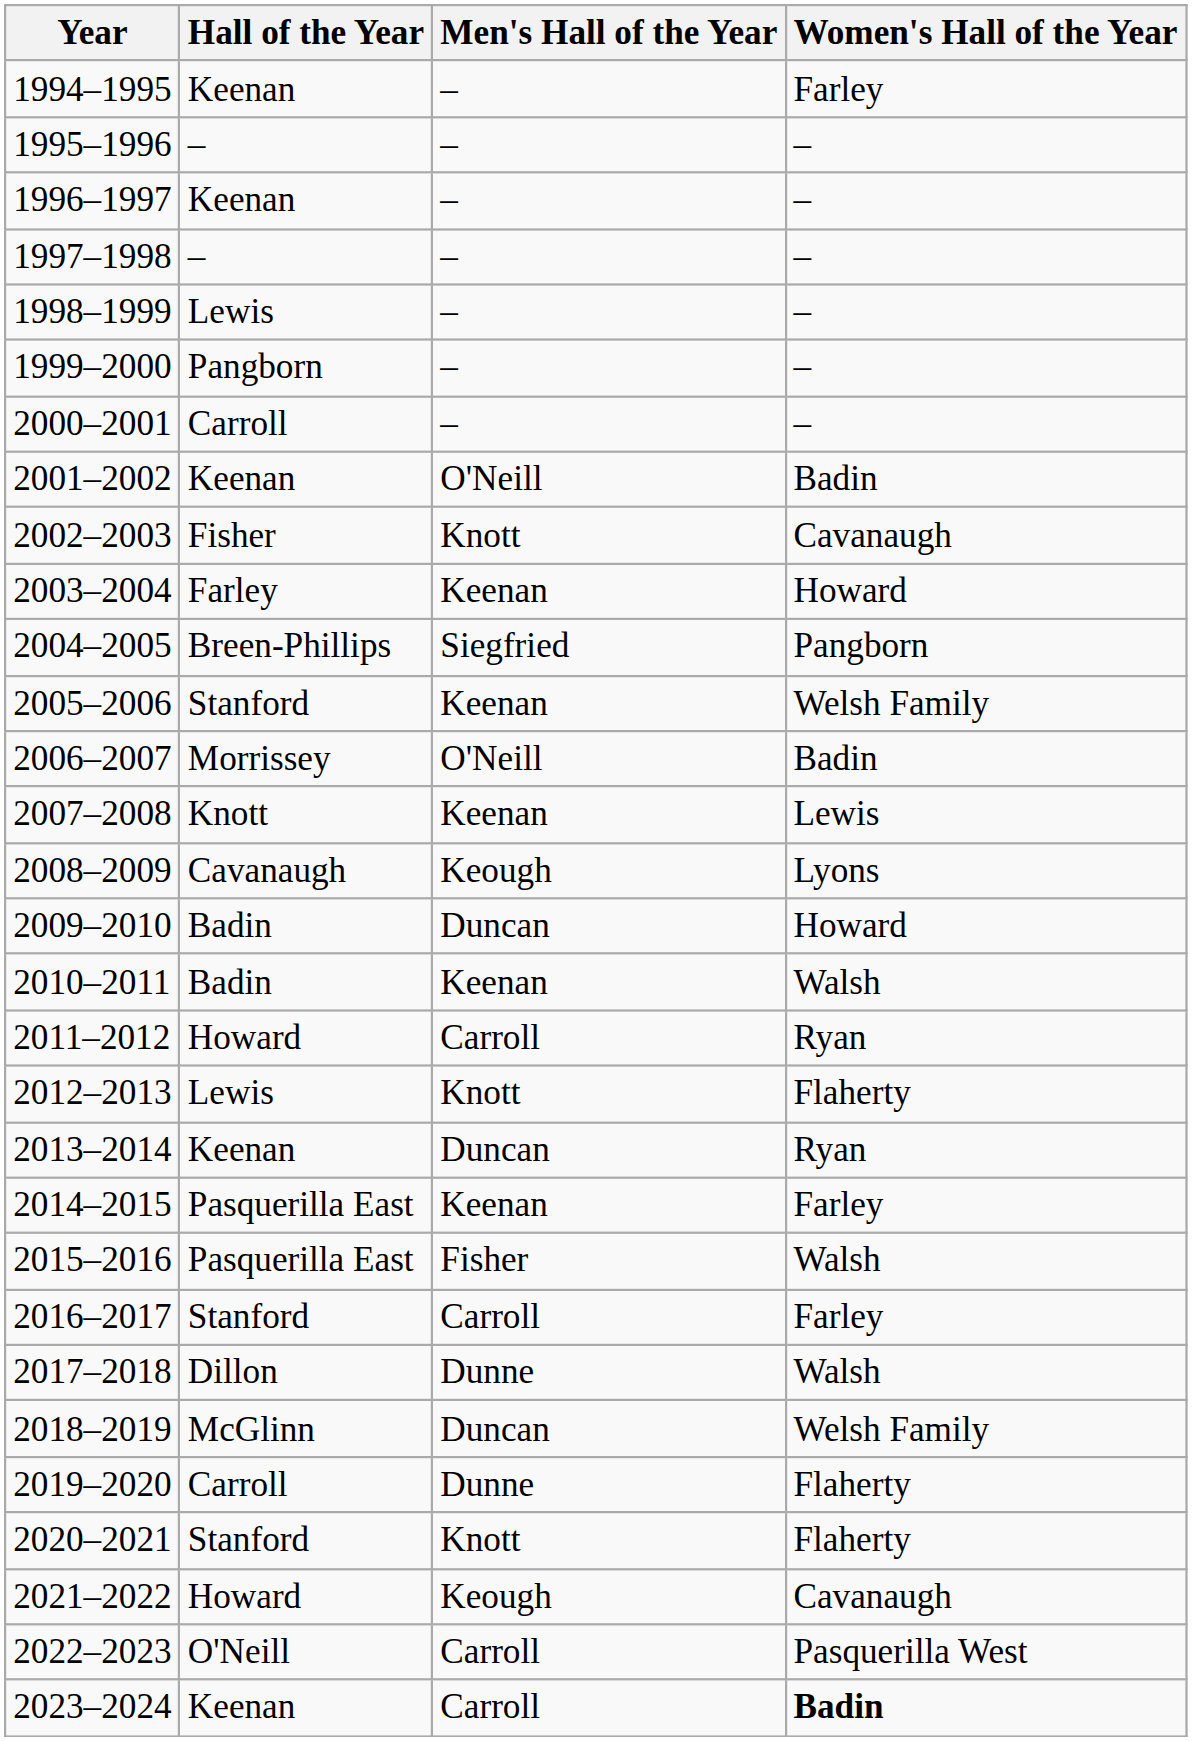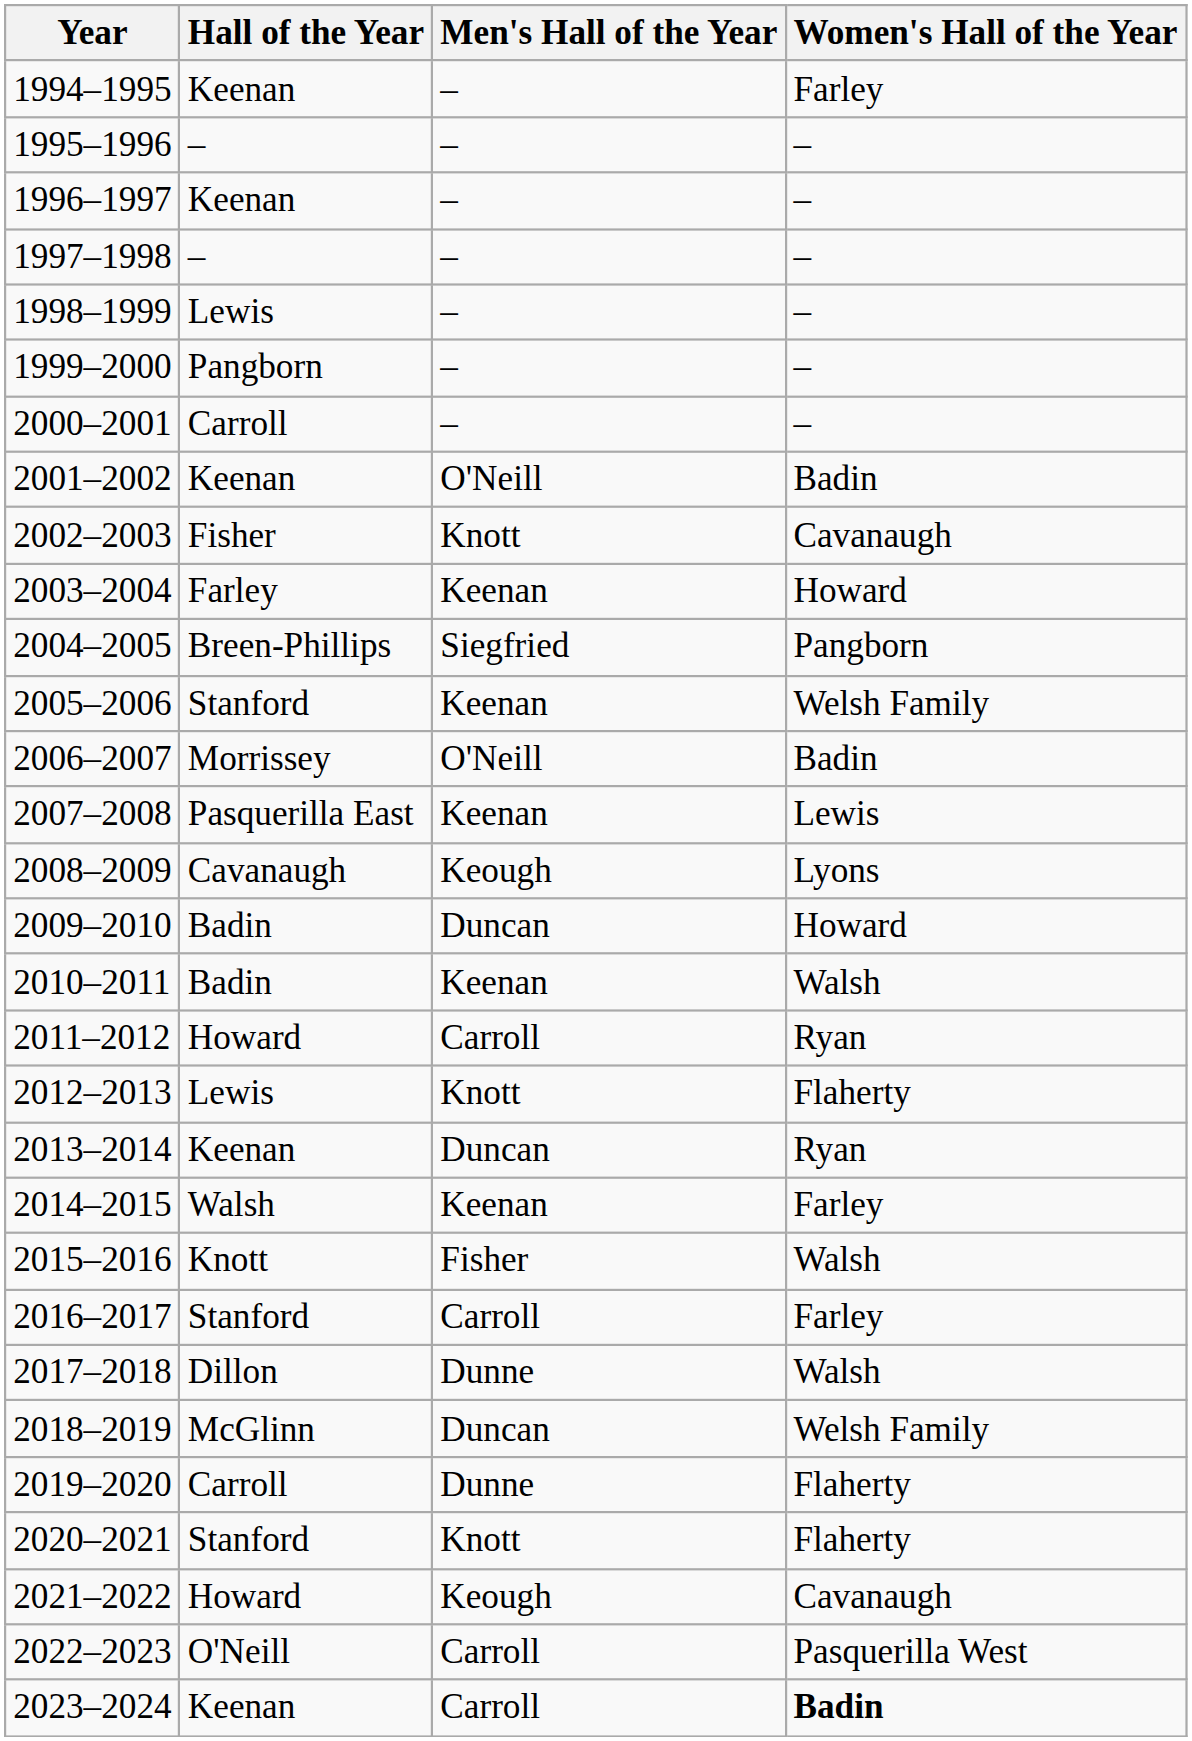(228, 813) Knott -> (301, 813) Pasquerilla East
(301, 1204) Pasquerilla East -> (231, 1204) Walsh
(301, 1260) Pasquerilla East -> (228, 1260) Knott
